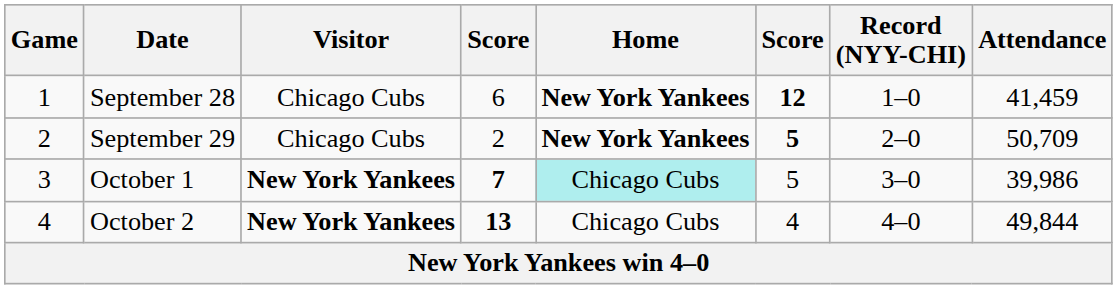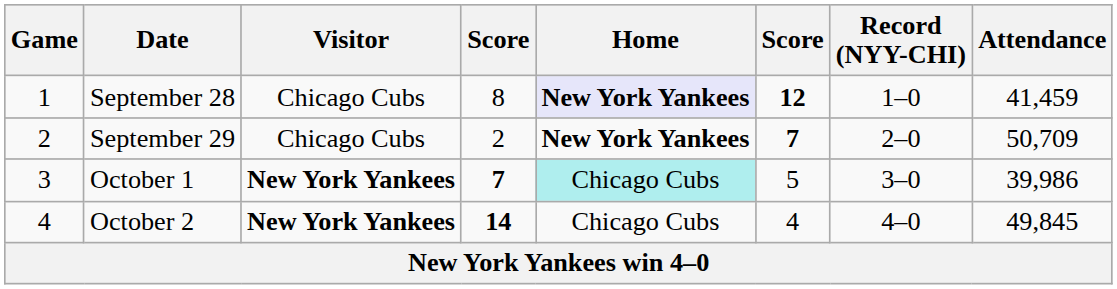(498, 96) 6 -> (498, 96) 8
(645, 96) no background -> (645, 96) lavender background
(793, 138) 5 -> (793, 138) 7
(498, 221) 13 -> (498, 221) 14
(1042, 221) 49,844 -> (1042, 221) 49,845
